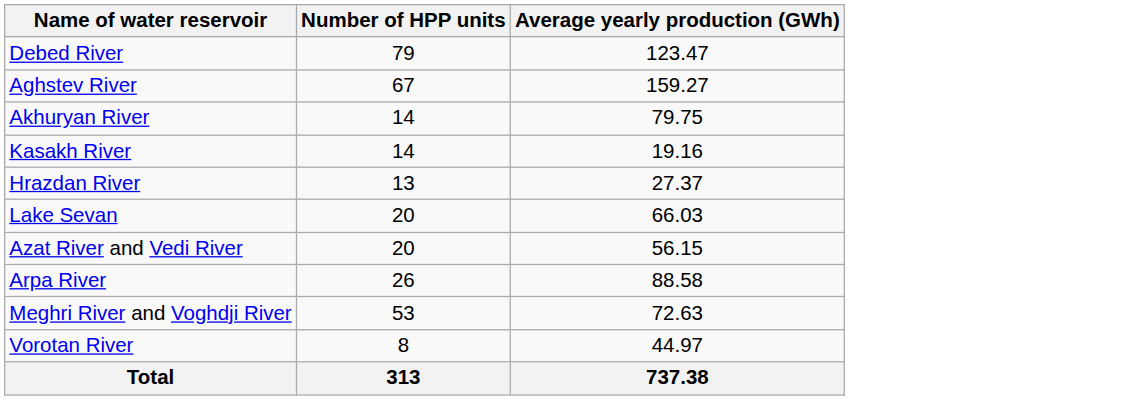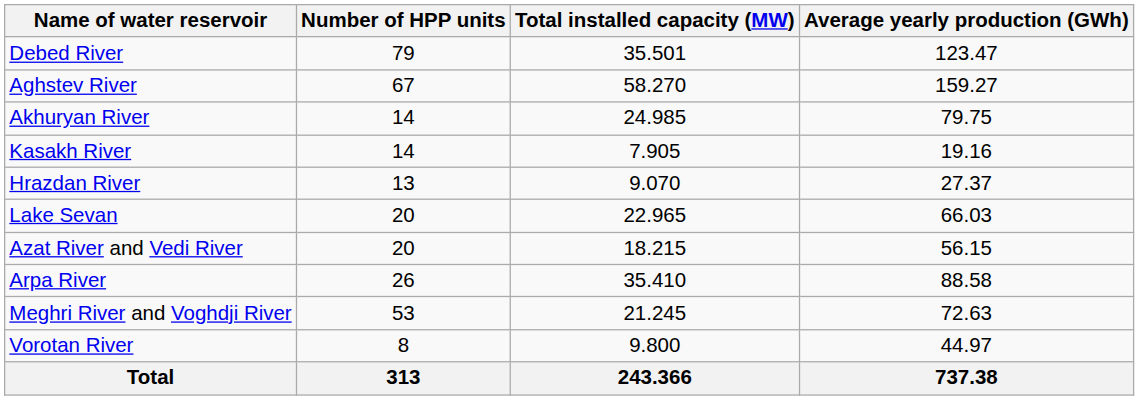+ column: (655, 20)
